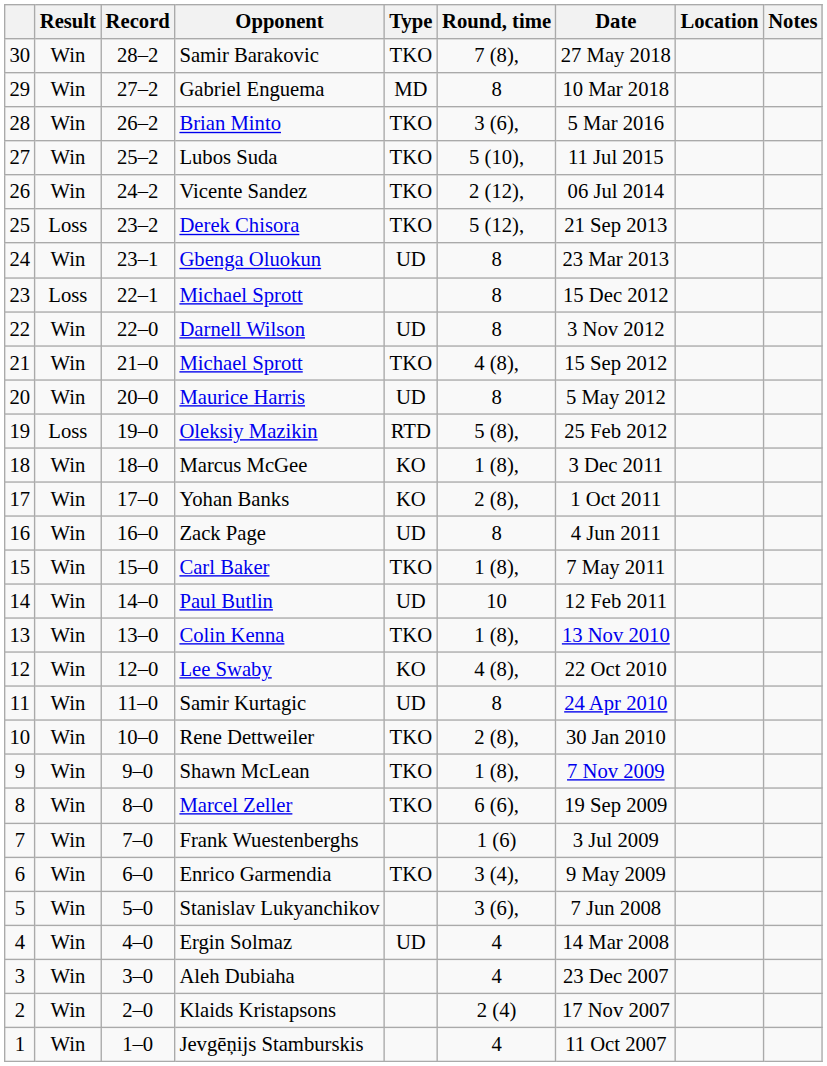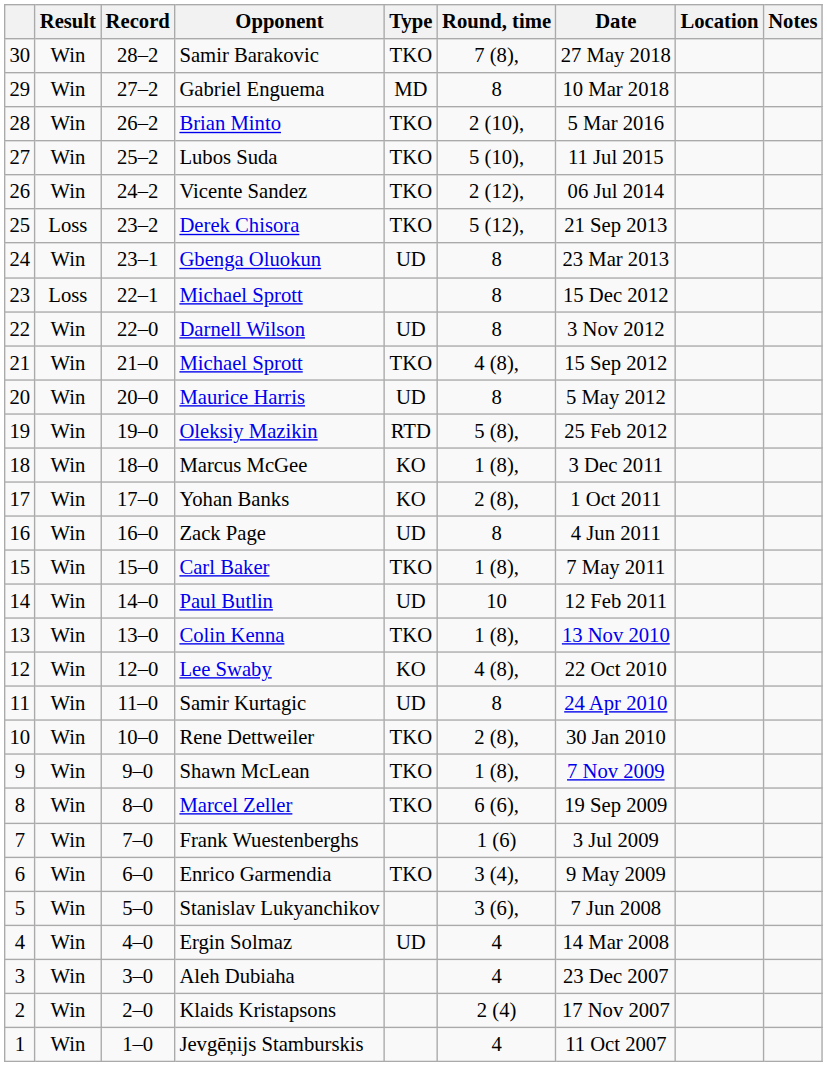(497, 123) 3 (6), -> (497, 123) 2 (10),
(68, 430) Loss -> (68, 430) Win
